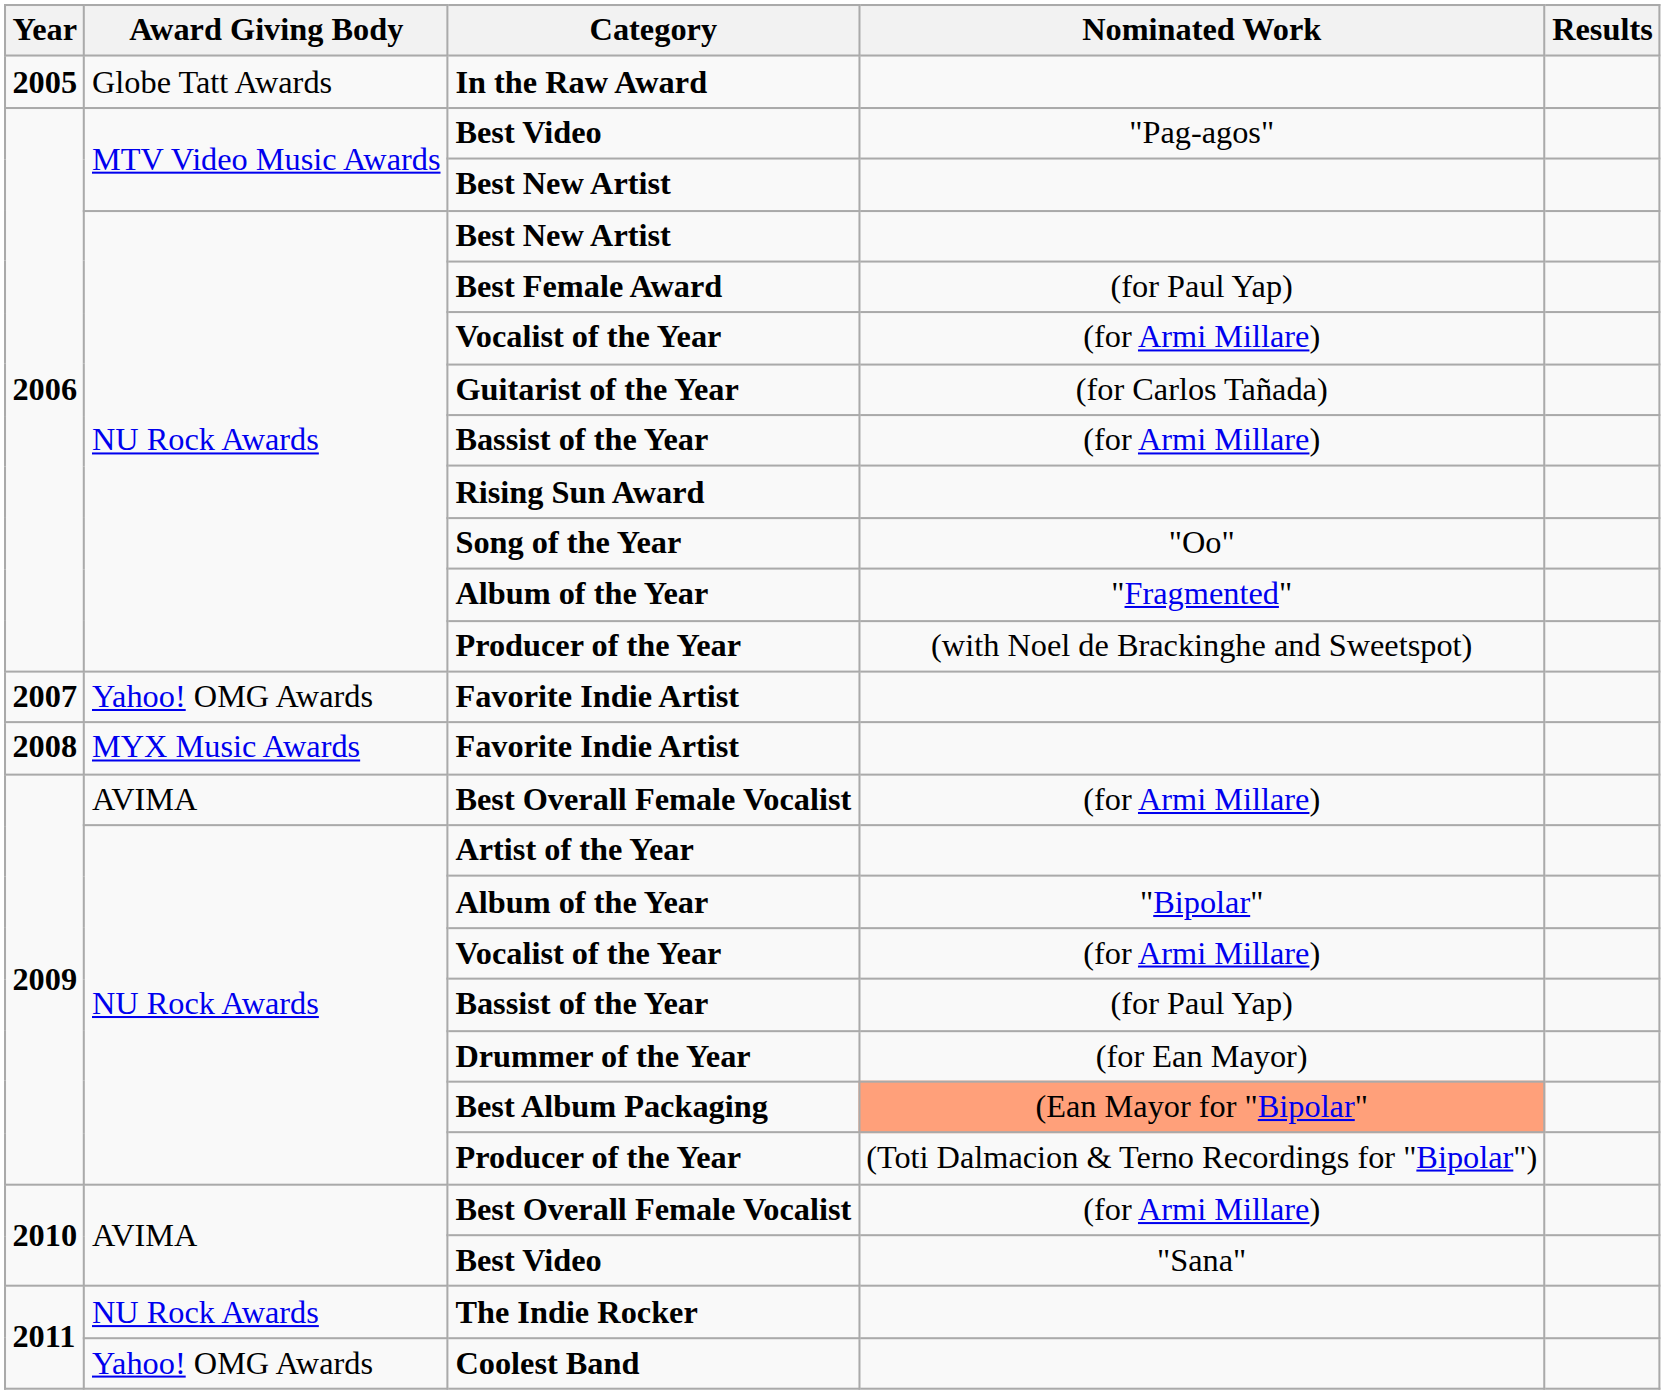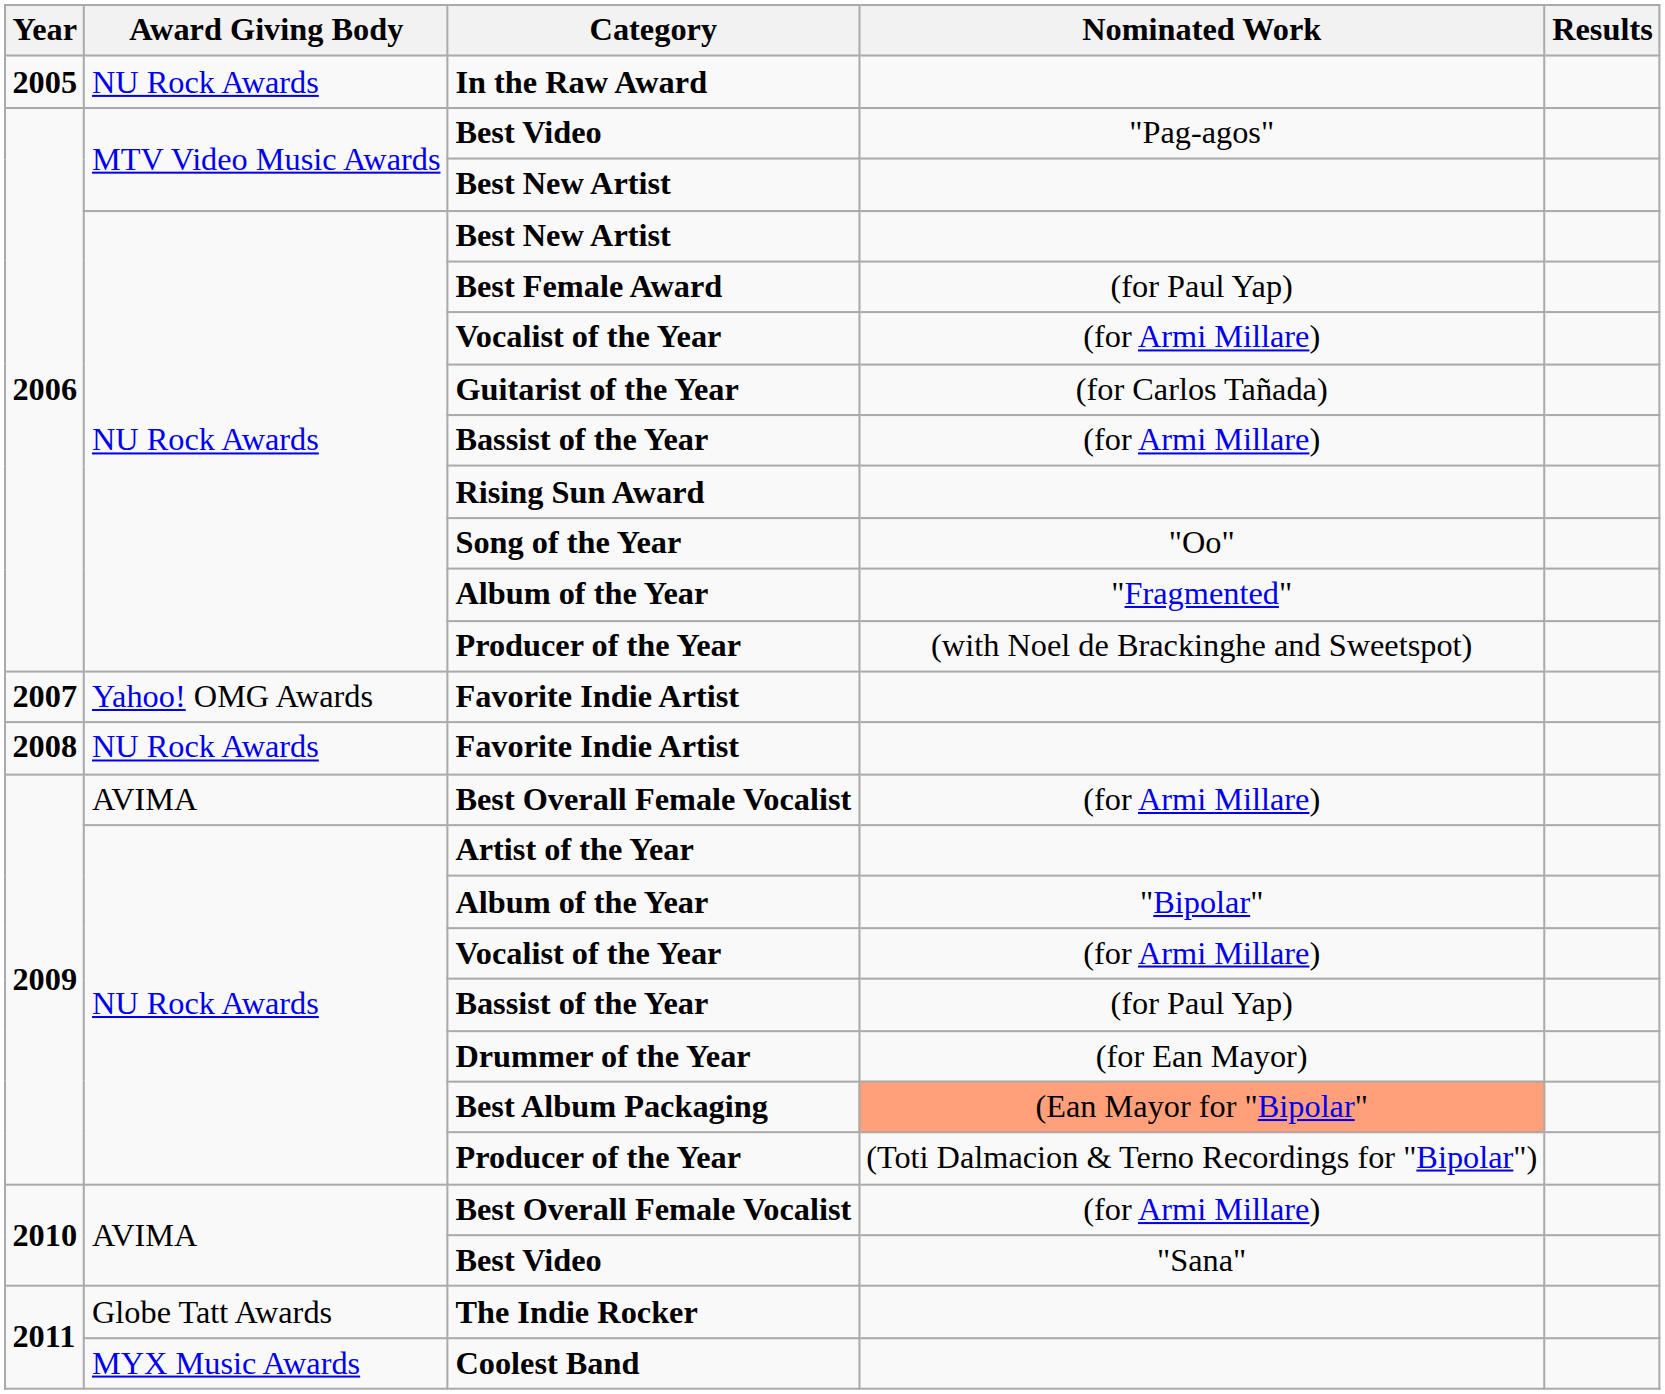(212, 81) Globe Tatt Awards -> (205, 81) NU Rock Awards
(226, 747) MYX Music Awards -> (205, 747) NU Rock Awards
(205, 1311) NU Rock Awards -> (212, 1311) Globe Tatt Awards
(233, 1362) Yahoo! OMG Awards -> (226, 1362) MYX Music Awards
